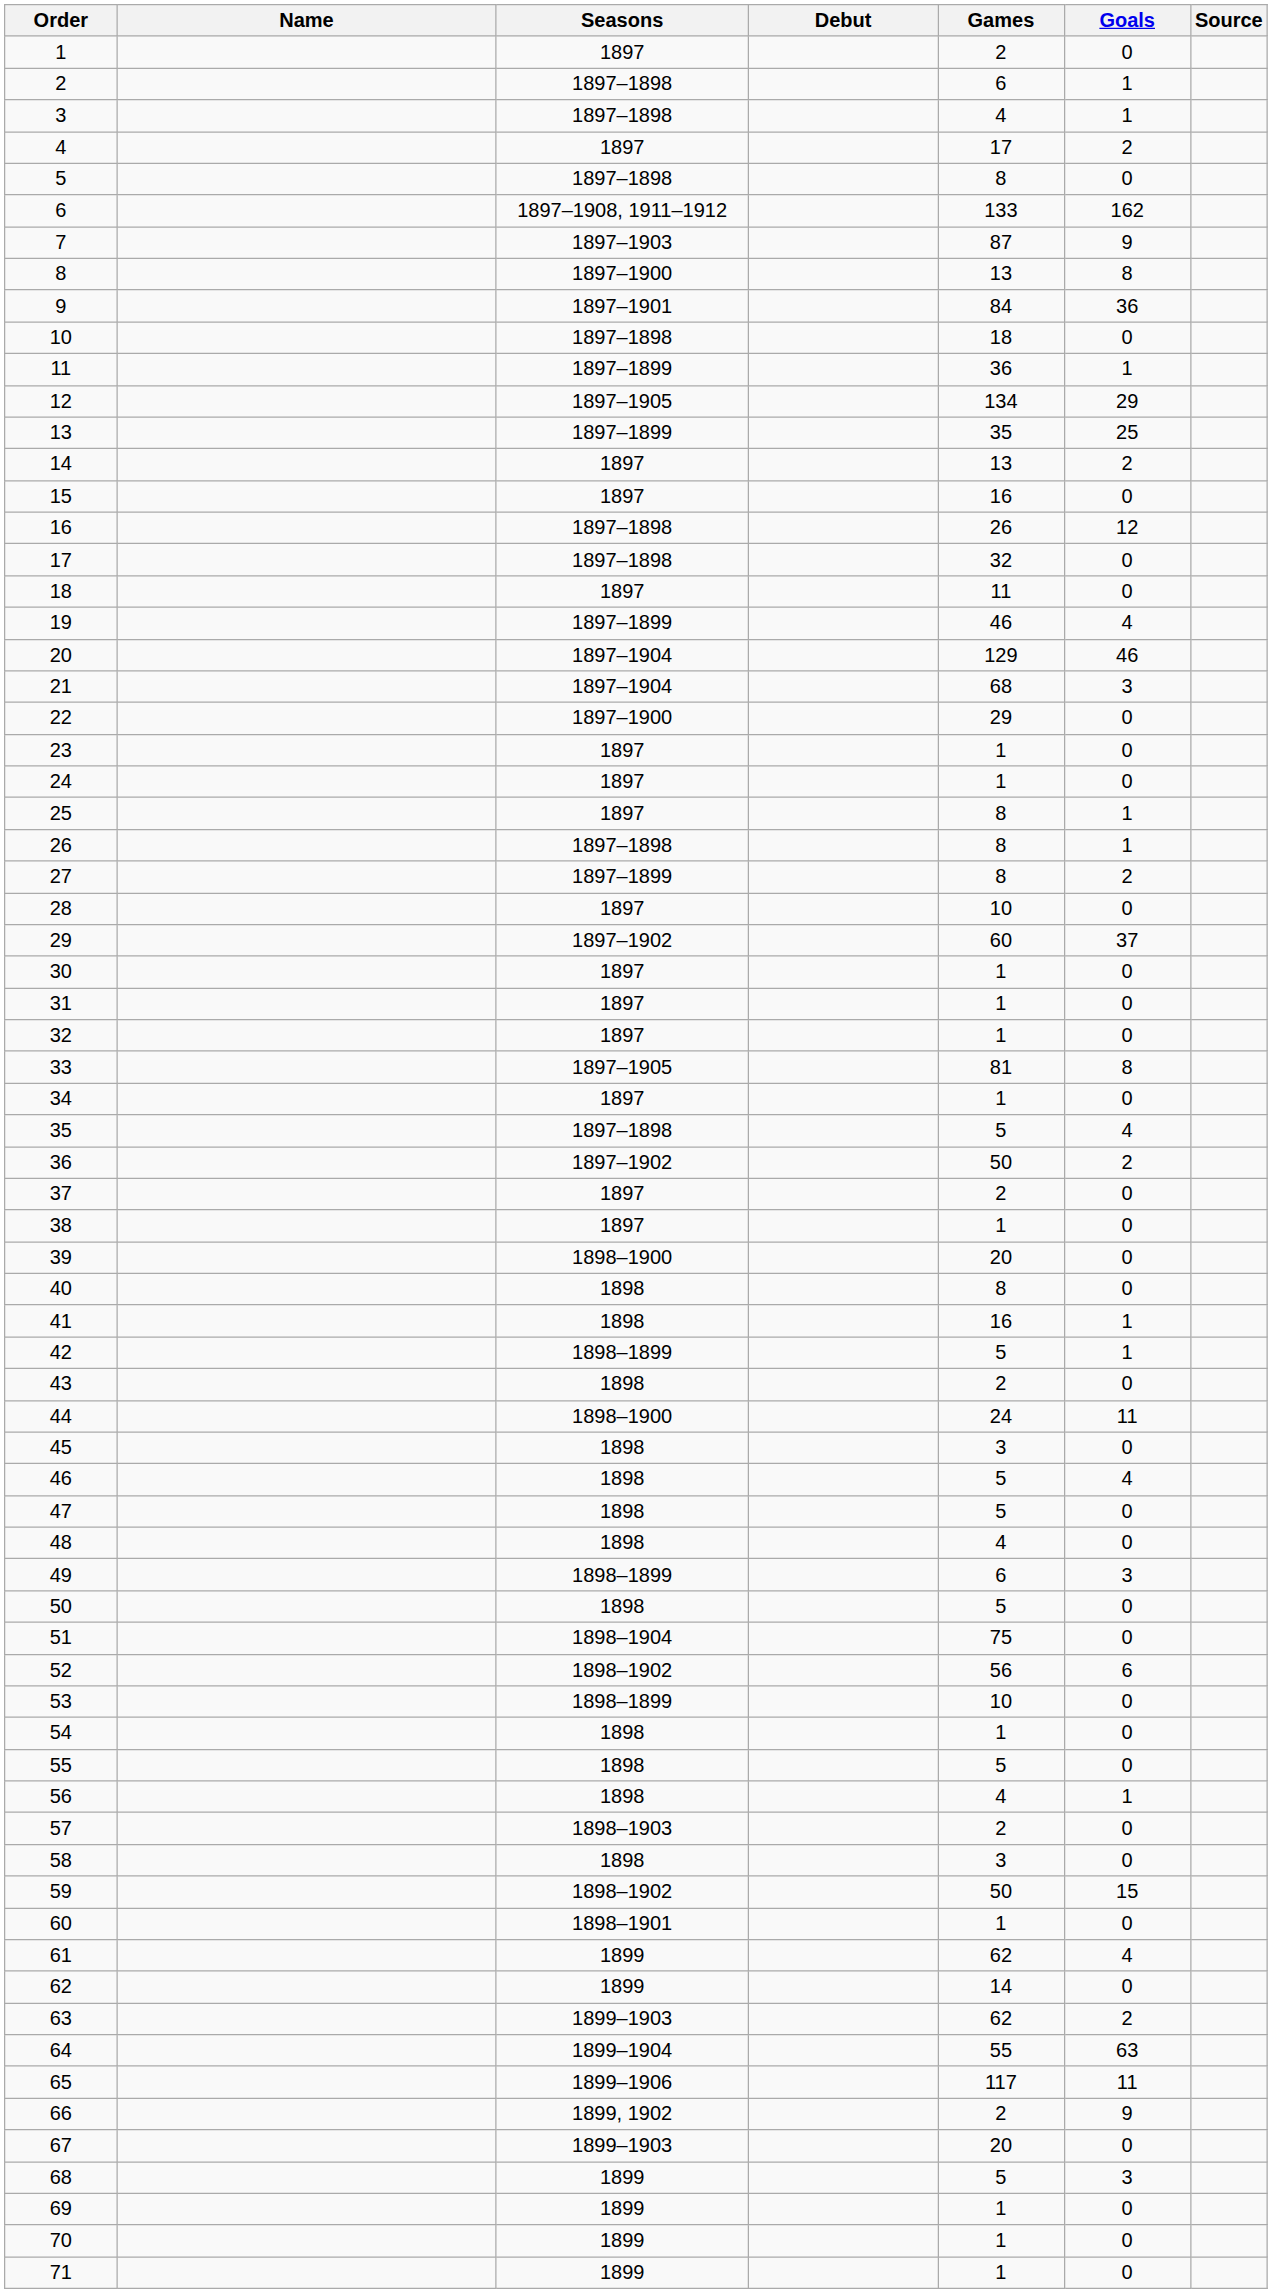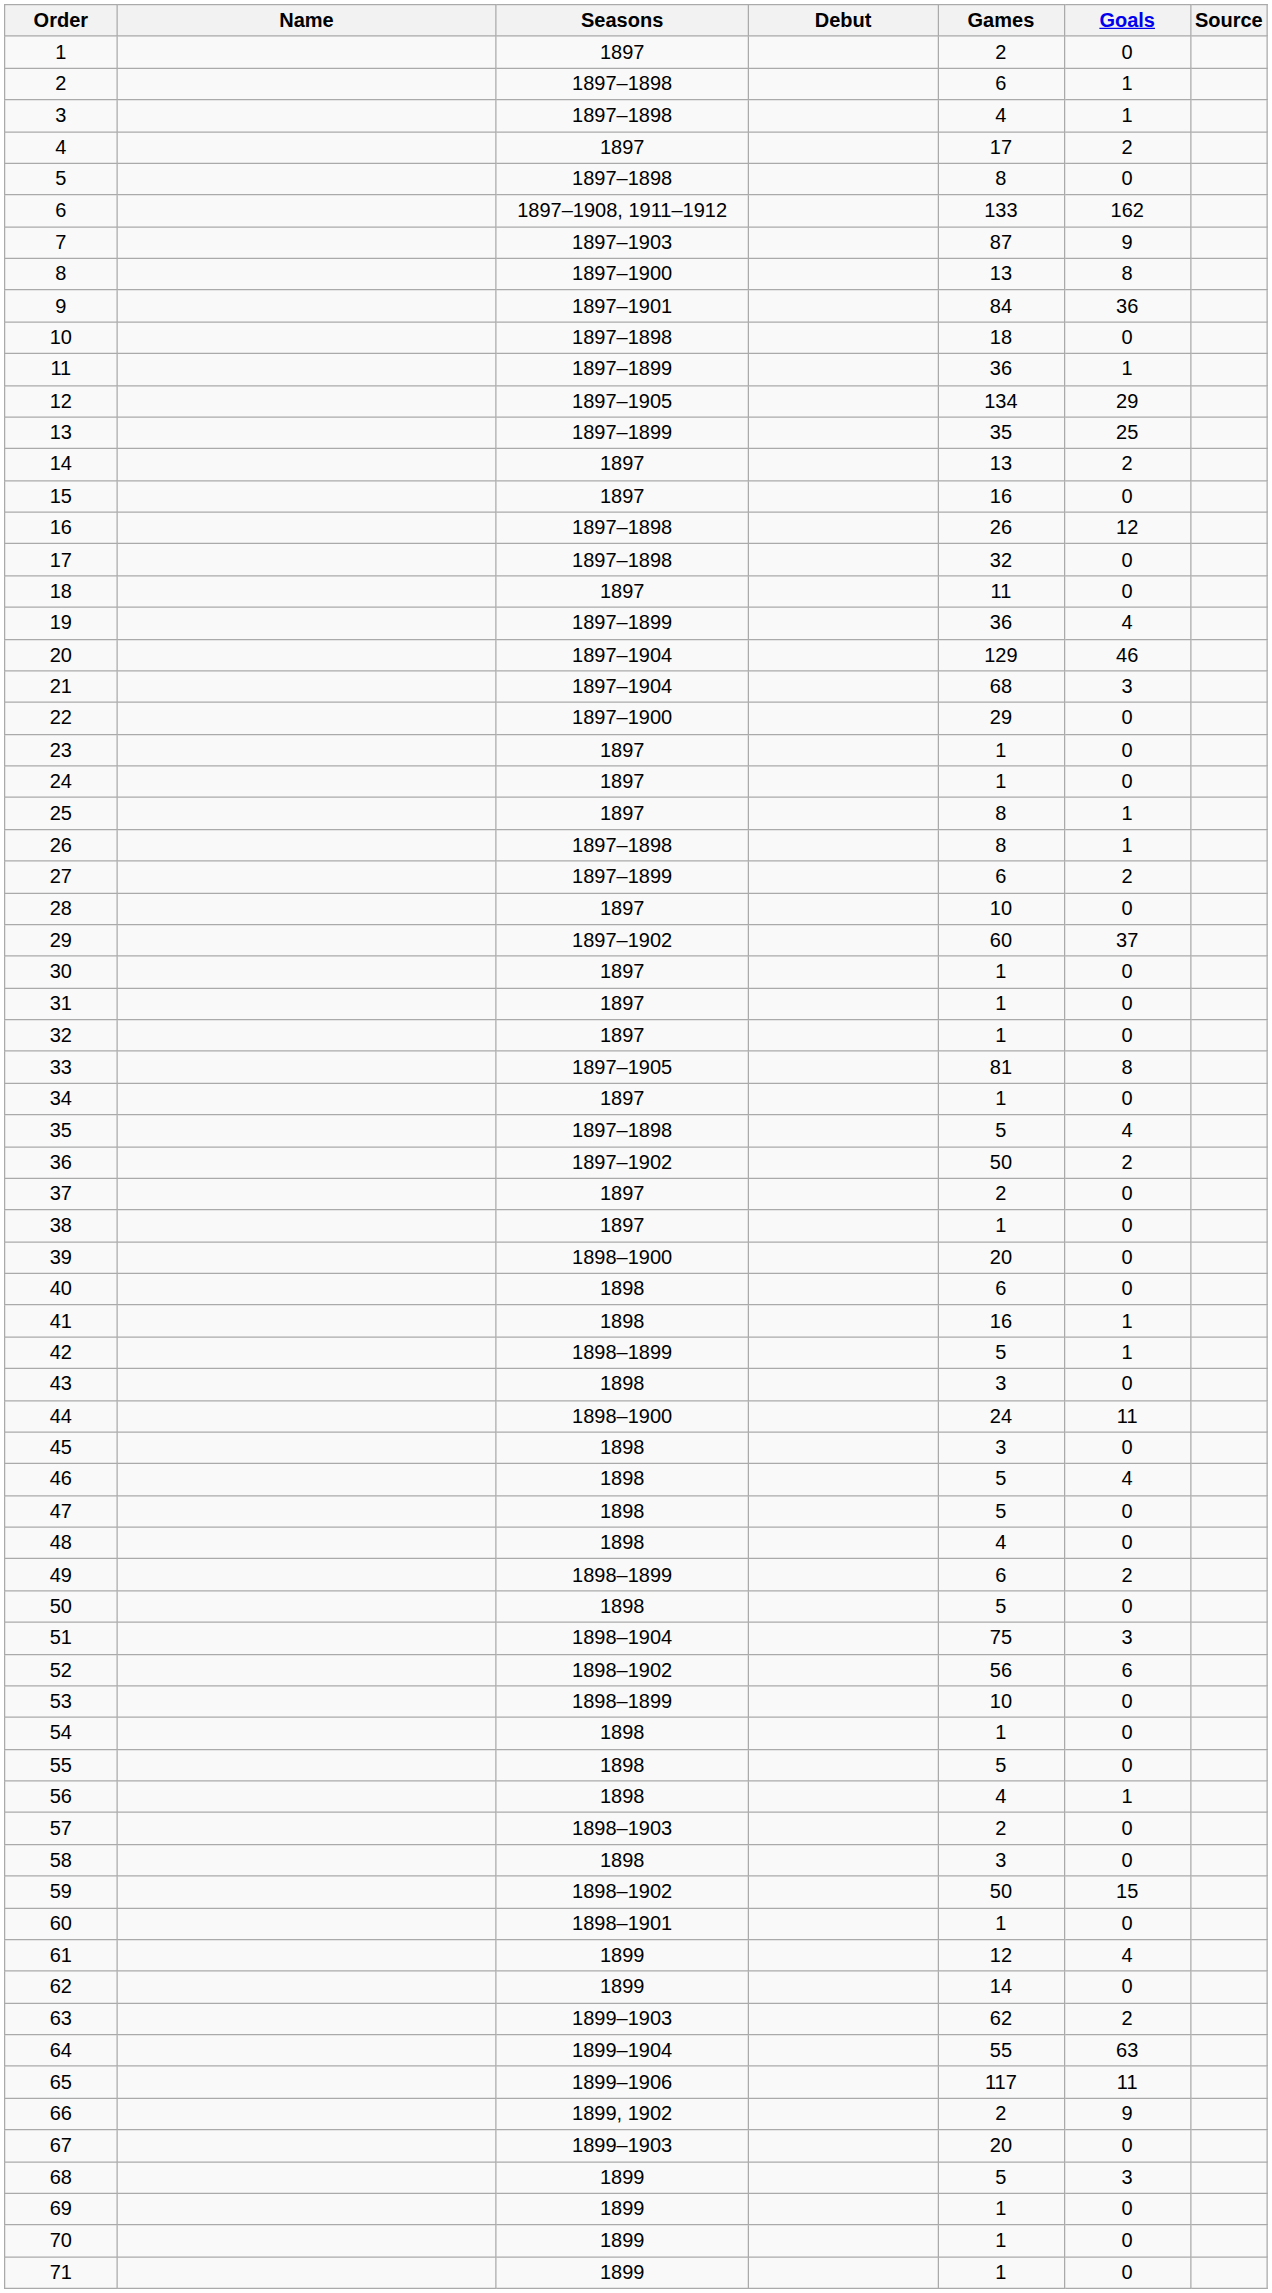(1001, 623) 46 -> (1001, 623) 36
(1001, 876) 8 -> (1001, 876) 6
(1001, 1289) 8 -> (1001, 1289) 6
(1001, 1384) 2 -> (1001, 1384) 3
(1127, 1574) 3 -> (1127, 1574) 2
(1127, 1638) 0 -> (1127, 1638) 3
(1001, 1955) 62 -> (1001, 1955) 12
